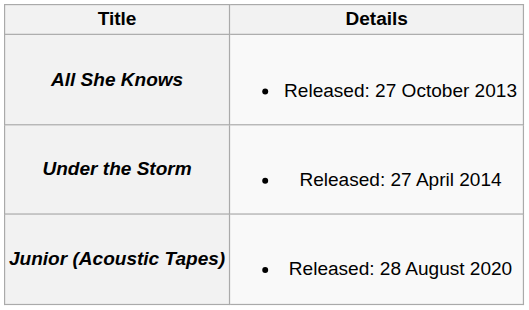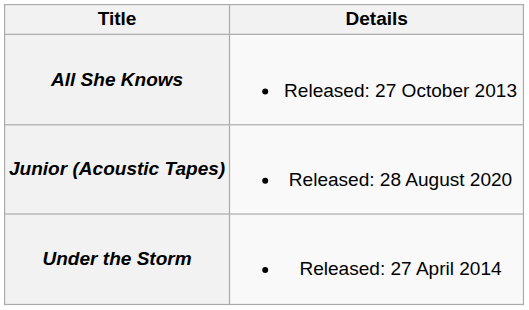rows swapped: (117, 169) <-> (117, 258)
